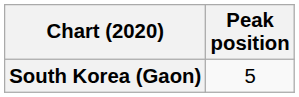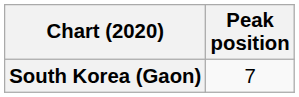(250, 75) 5 -> (250, 75) 7
